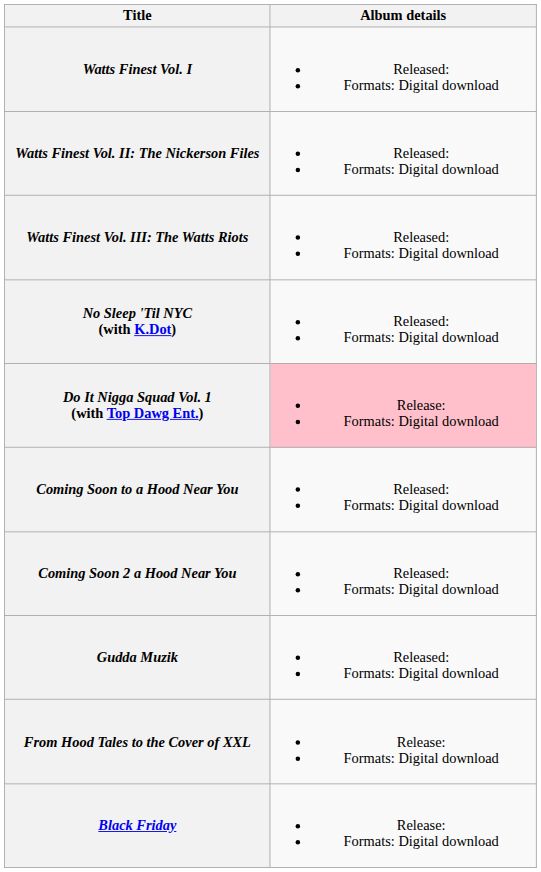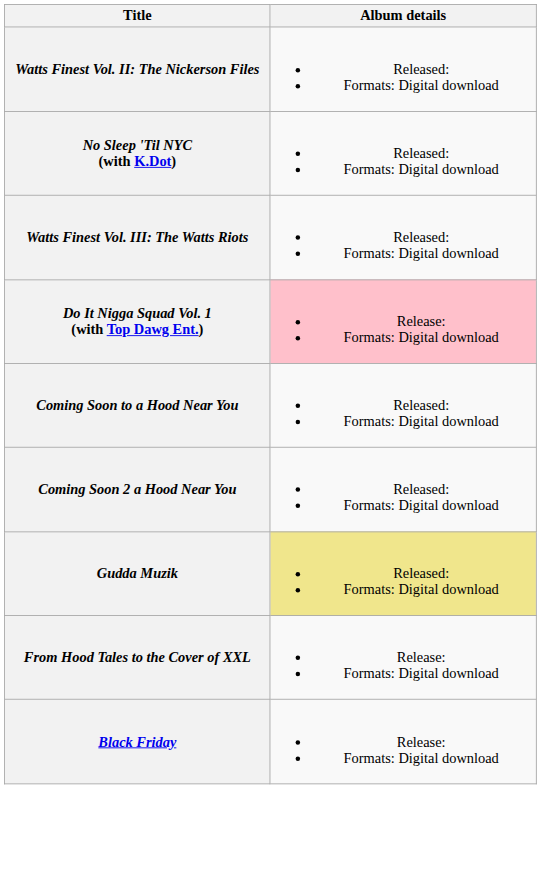- row: (137, 69)
rows swapped: (137, 237) <-> (137, 321)
(403, 666) no background -> (403, 582) khaki background
